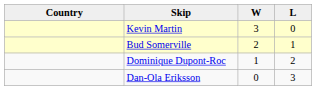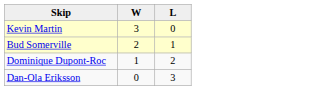- column: (64, 12)
